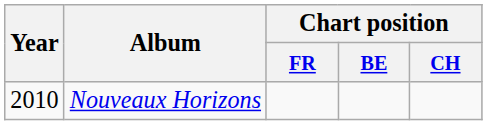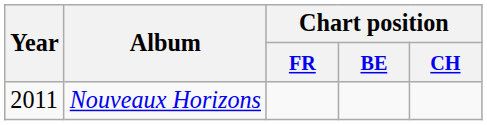(34, 100) 2010 -> (34, 100) 2011
